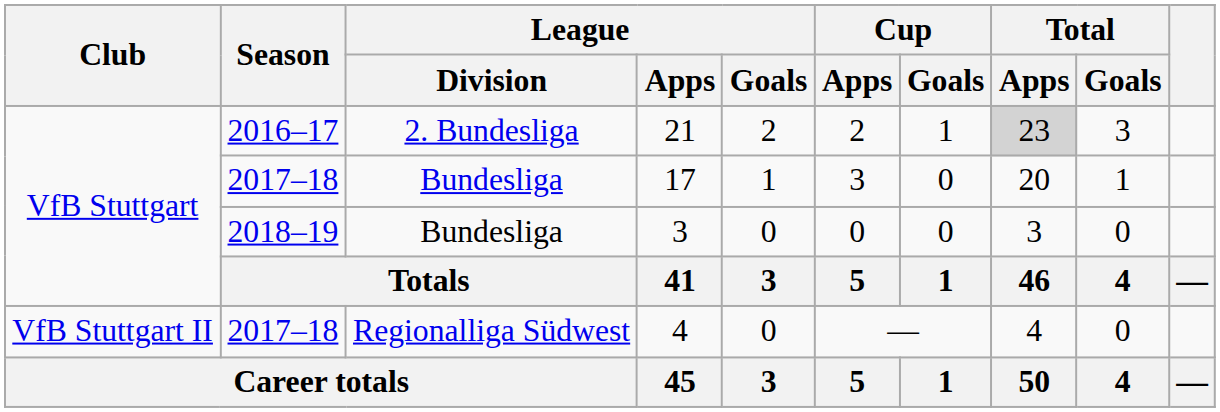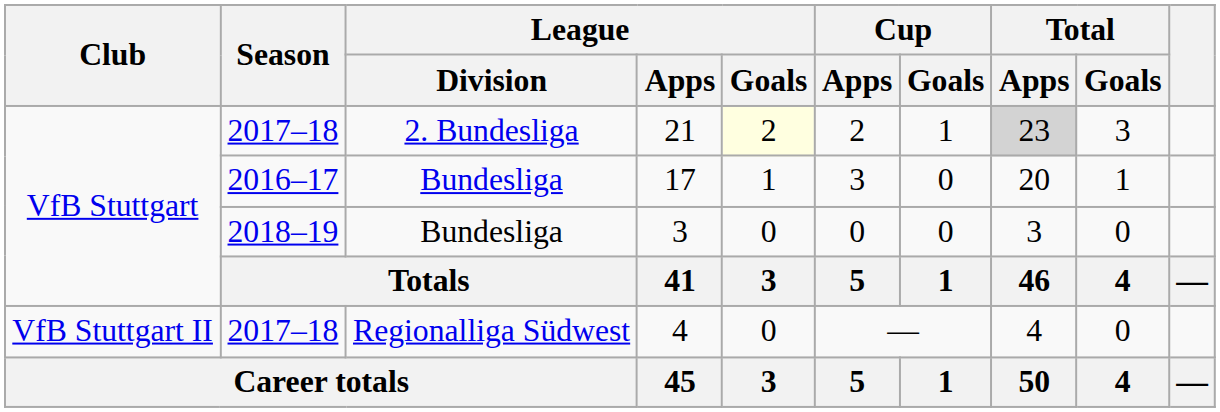(283, 130) 2016–17 -> (283, 130) 2017–18
(769, 130) no background -> (769, 130) lightyellow background
(283, 180) 2017–18 -> (283, 180) 2016–17
